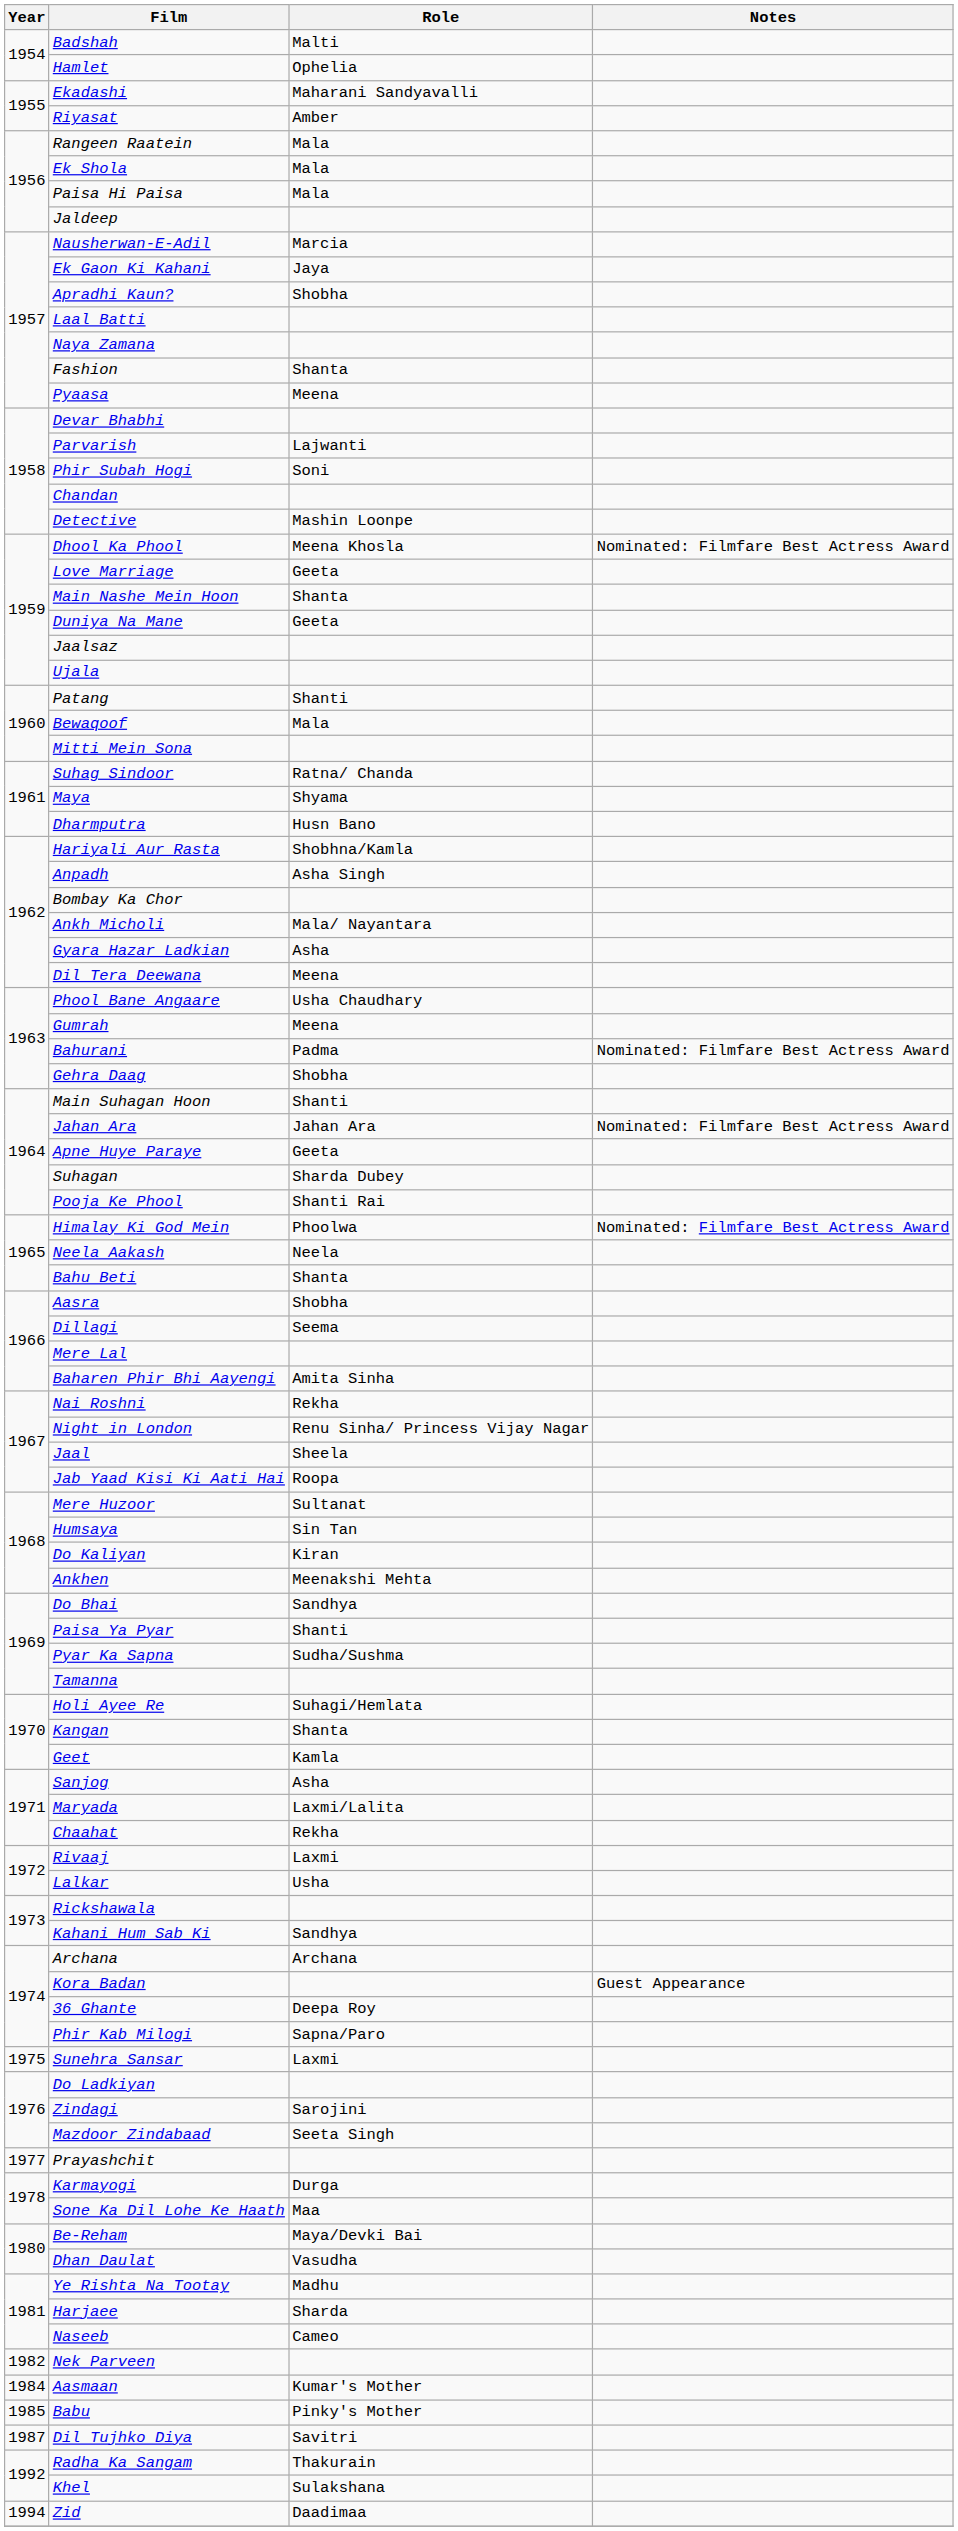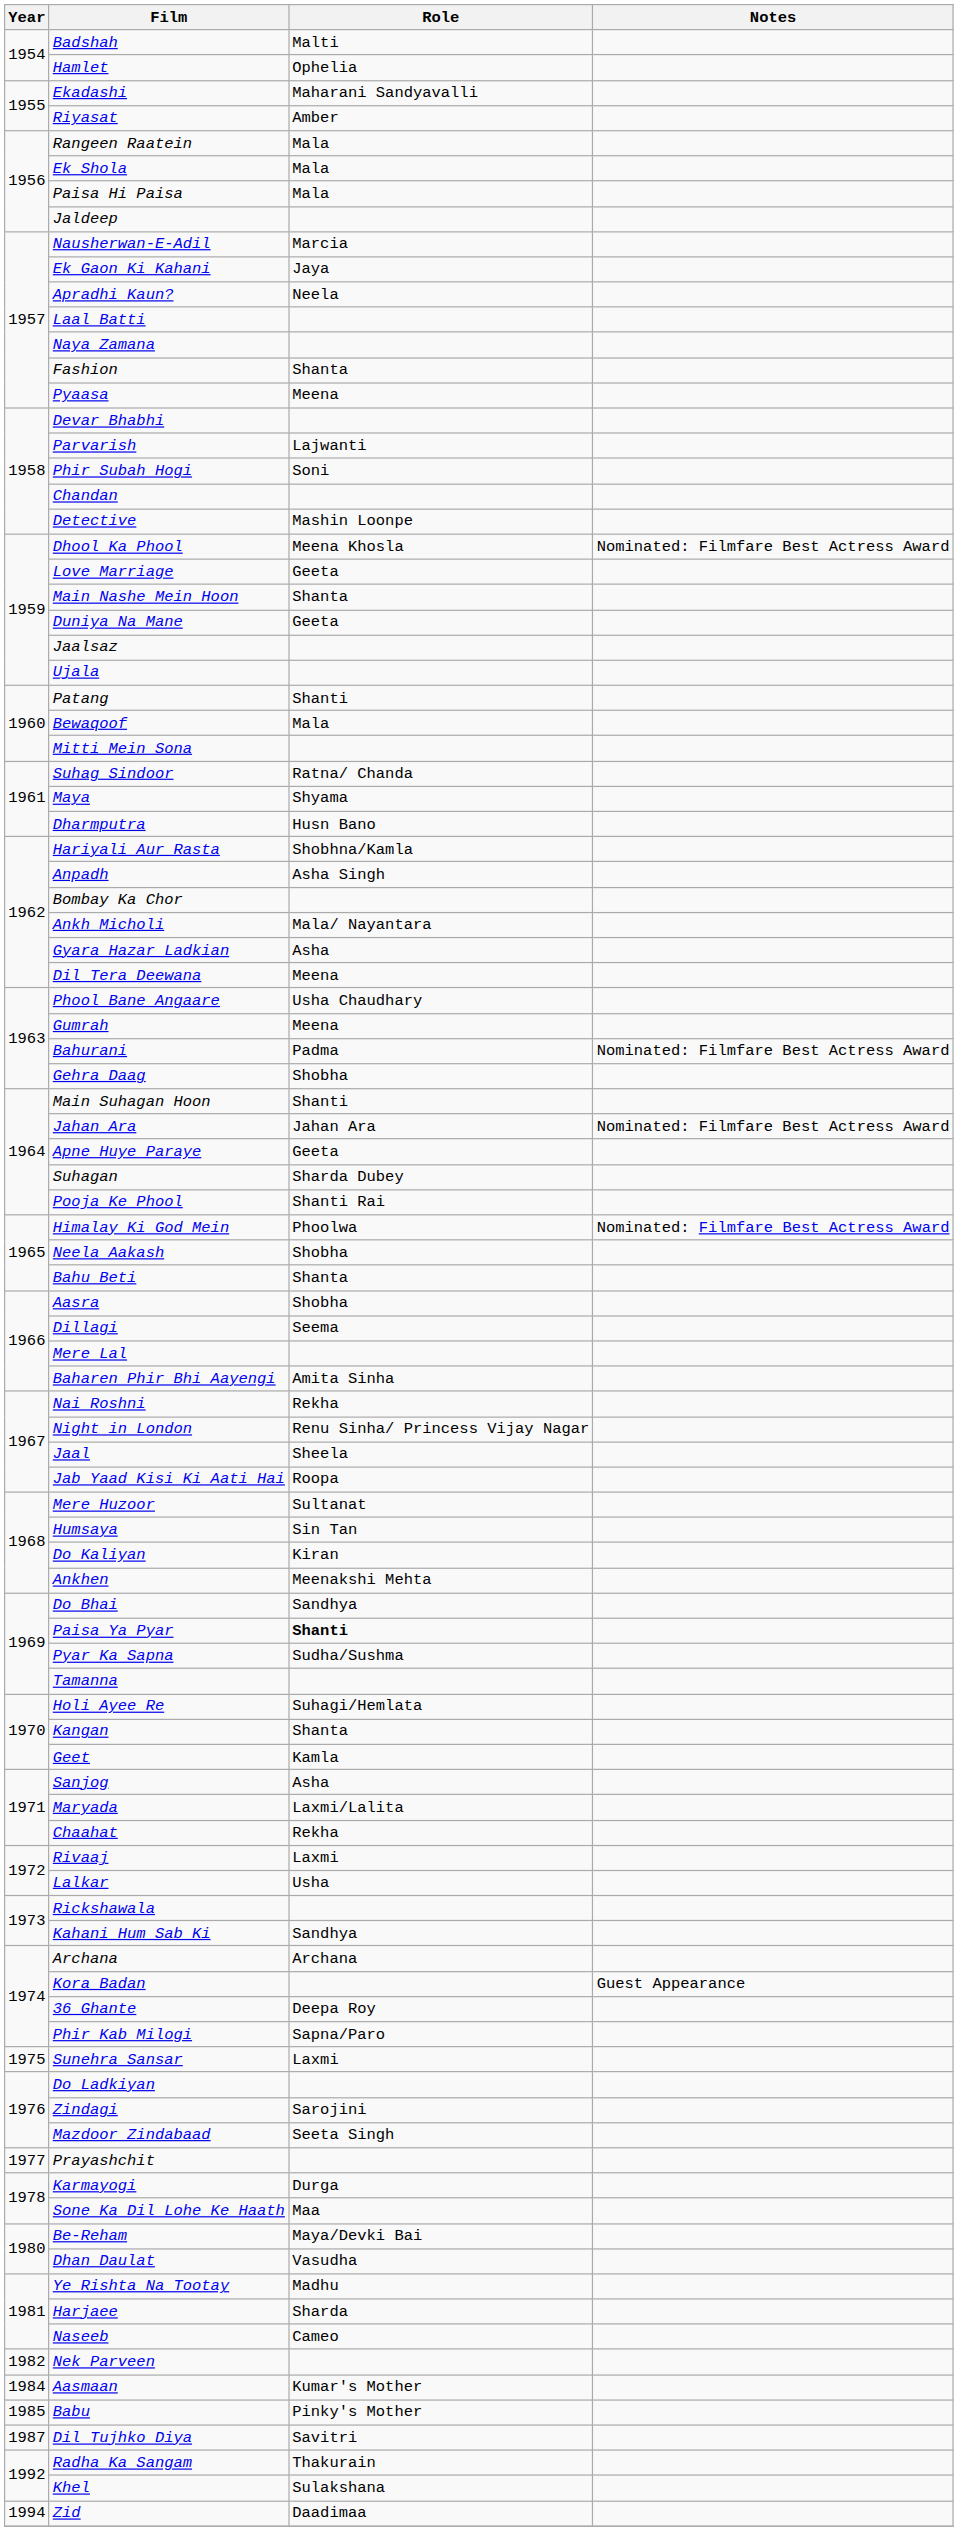(320, 295) Shobha -> (315, 295) Neela
(315, 1253) Neela -> (320, 1253) Shobha
(320, 1631) normal -> (320, 1631) bold
